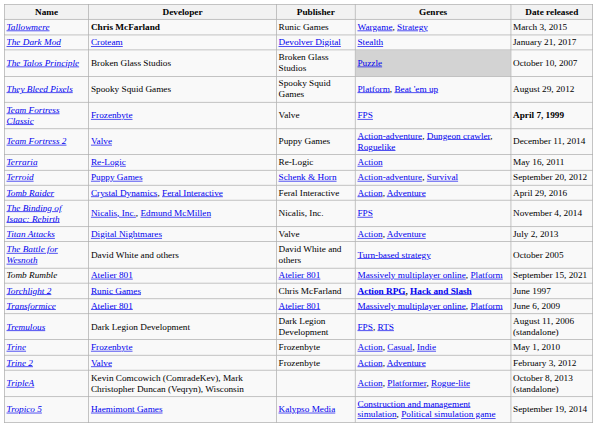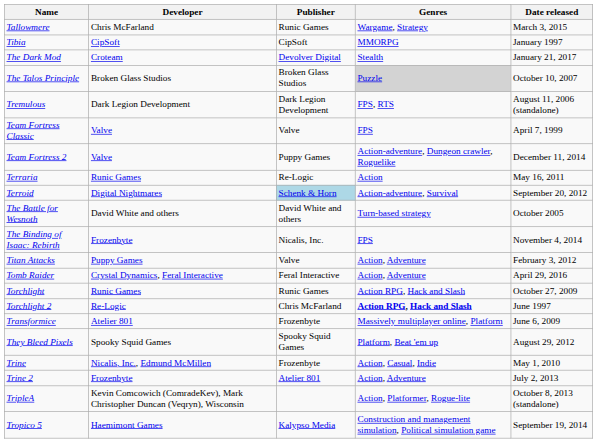(125, 26) bold -> (122, 26) normal
+ row: (16, 42)
rows swapped: (40, 89) <-> (26, 326)
(112, 115) Frozenbyte -> (101, 130) Valve
(539, 115) bold -> (538, 130) normal
(108, 162) Re-Logic -> (116, 177) Runic Games
(117, 177) Puppy Games -> (126, 192) Digital Nightmares
(308, 177) no background -> (308, 192) lightblue background
rows swapped: (32, 254) <-> (30, 192)
(151, 213) Nicalis, Inc., Edmund McMillen -> (112, 239) Frozenbyte
(126, 233) Digital Nightmares -> (117, 260) Puppy Games
(536, 233) July 2, 2013 -> (545, 260) February 3, 2012
- row: (32, 275)
+ row: (25, 290)
(116, 290) Runic Games -> (108, 305) Re-Logic
(299, 305) Atelier 801 -> (299, 321) Frozenbyte
(112, 347) Frozenbyte -> (151, 362) Nicalis, Inc., Edmund McMillen
(101, 362) Valve -> (112, 377) Frozenbyte
(299, 362) Frozenbyte -> (299, 377) Atelier 801
(545, 362) February 3, 2012 -> (536, 377) July 2, 2013
